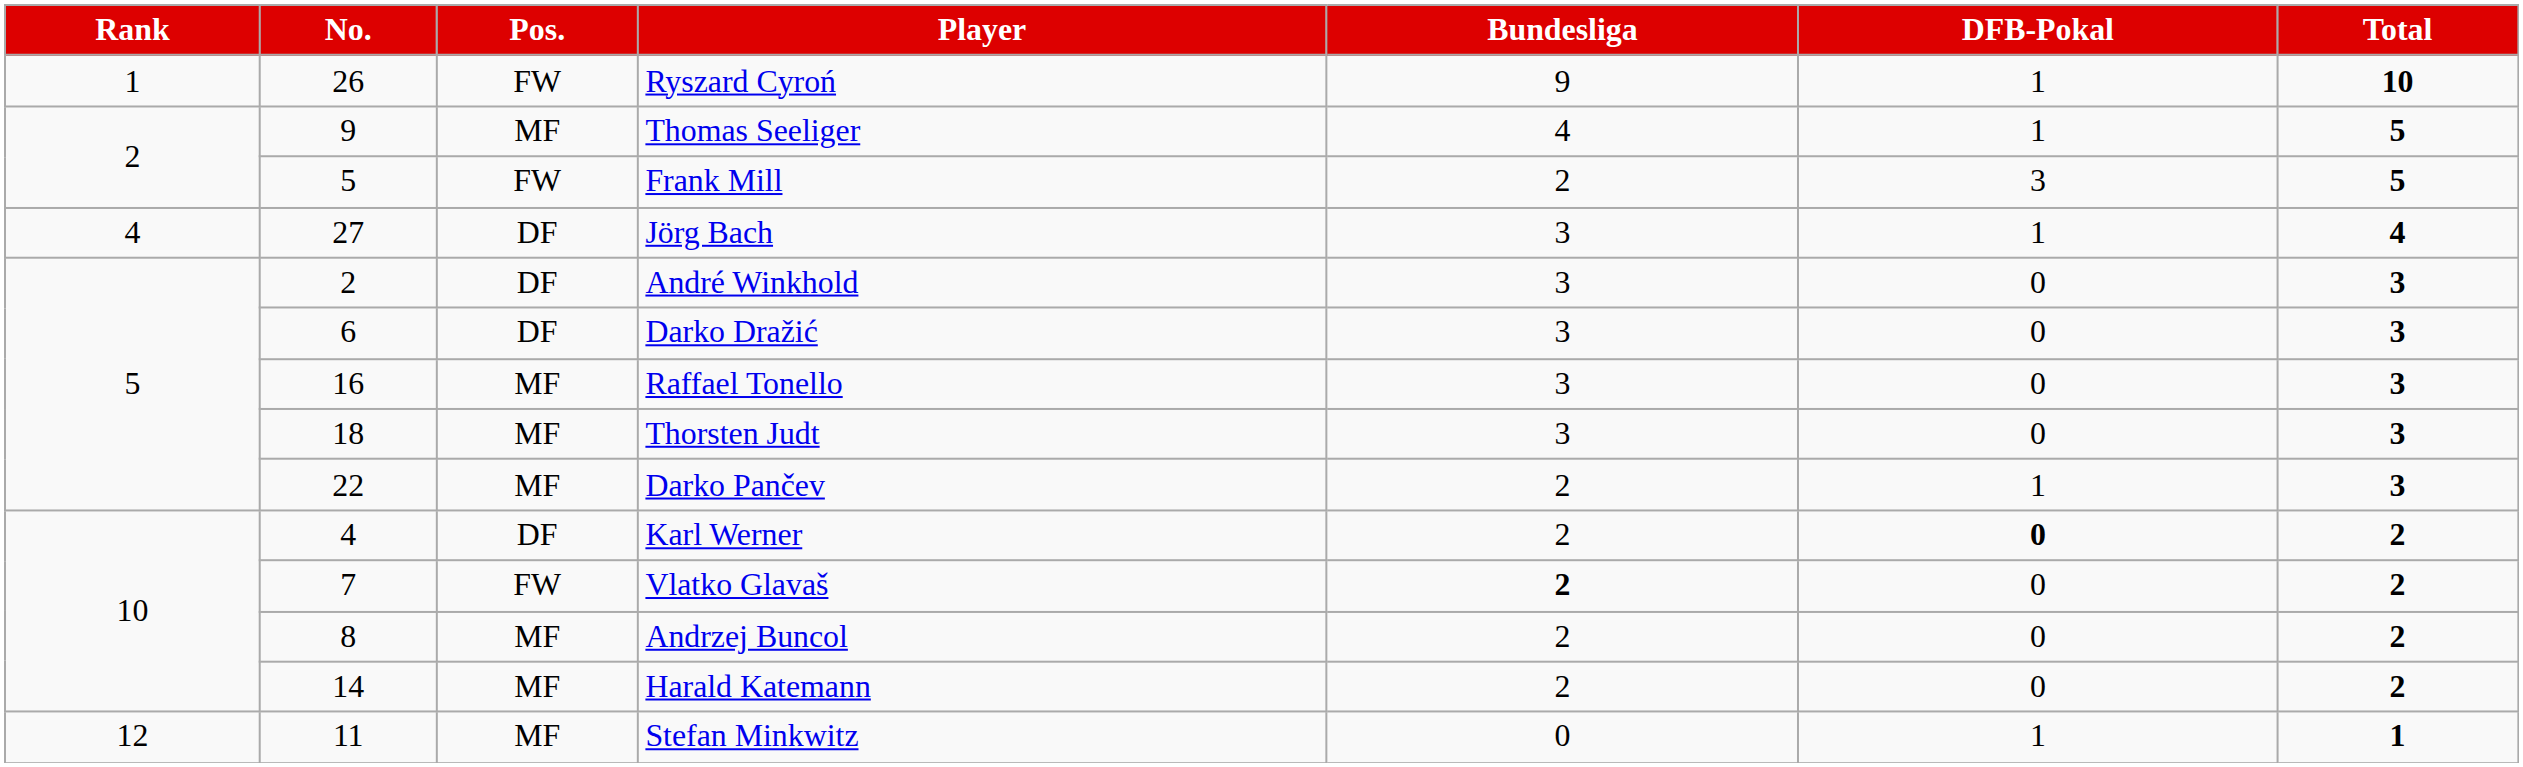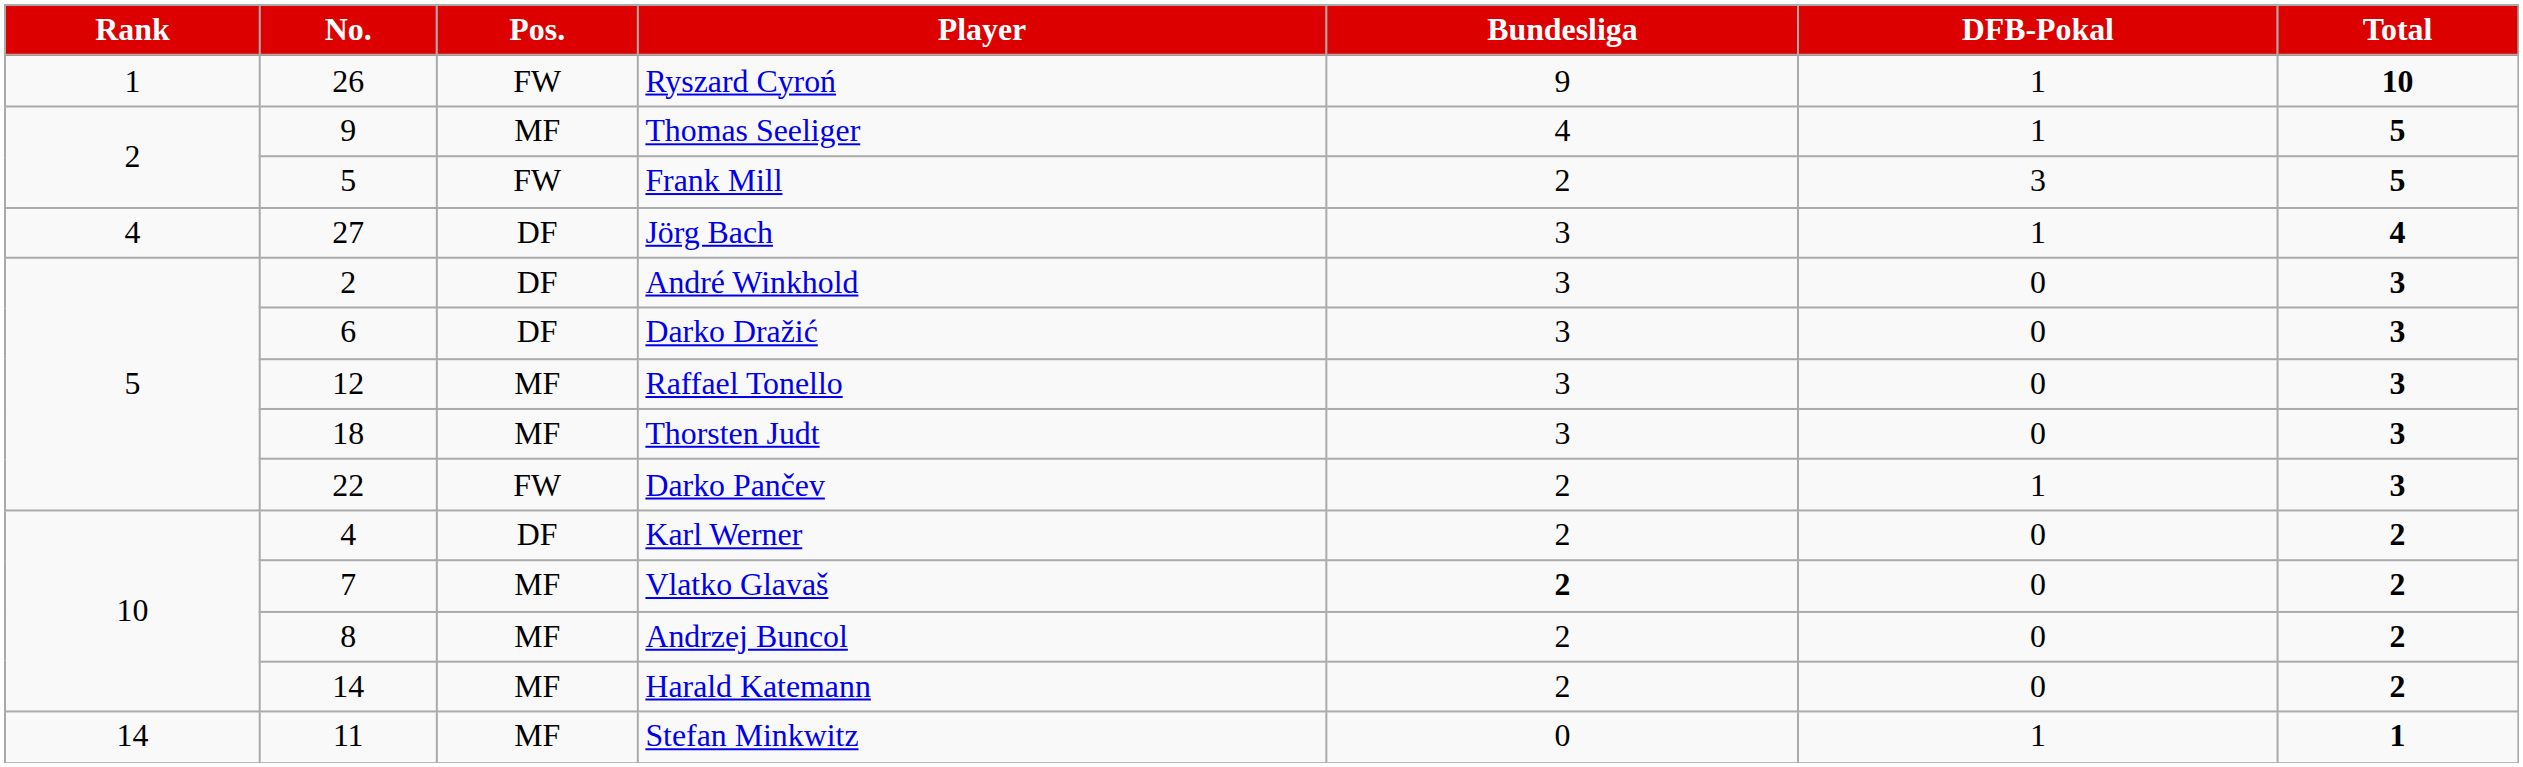(348, 383) 16 -> (348, 383) 12
(537, 484) MF -> (537, 484) FW
(2038, 534) bold -> (2038, 534) normal
(537, 585) FW -> (537, 585) MF
(133, 736) 12 -> (133, 736) 14
